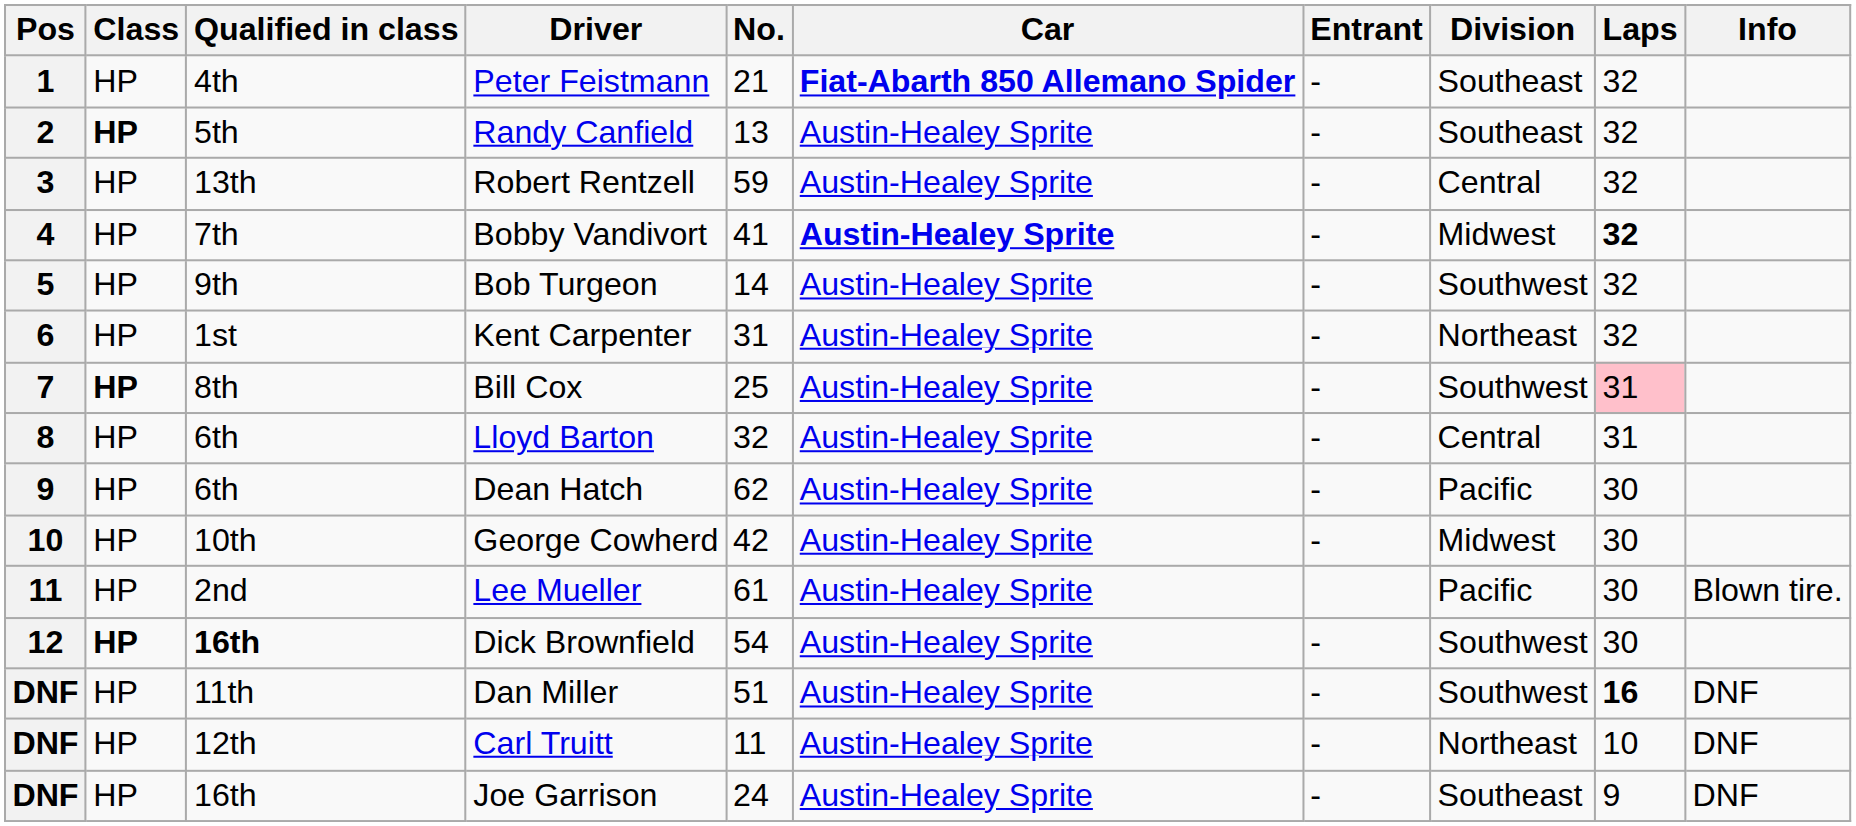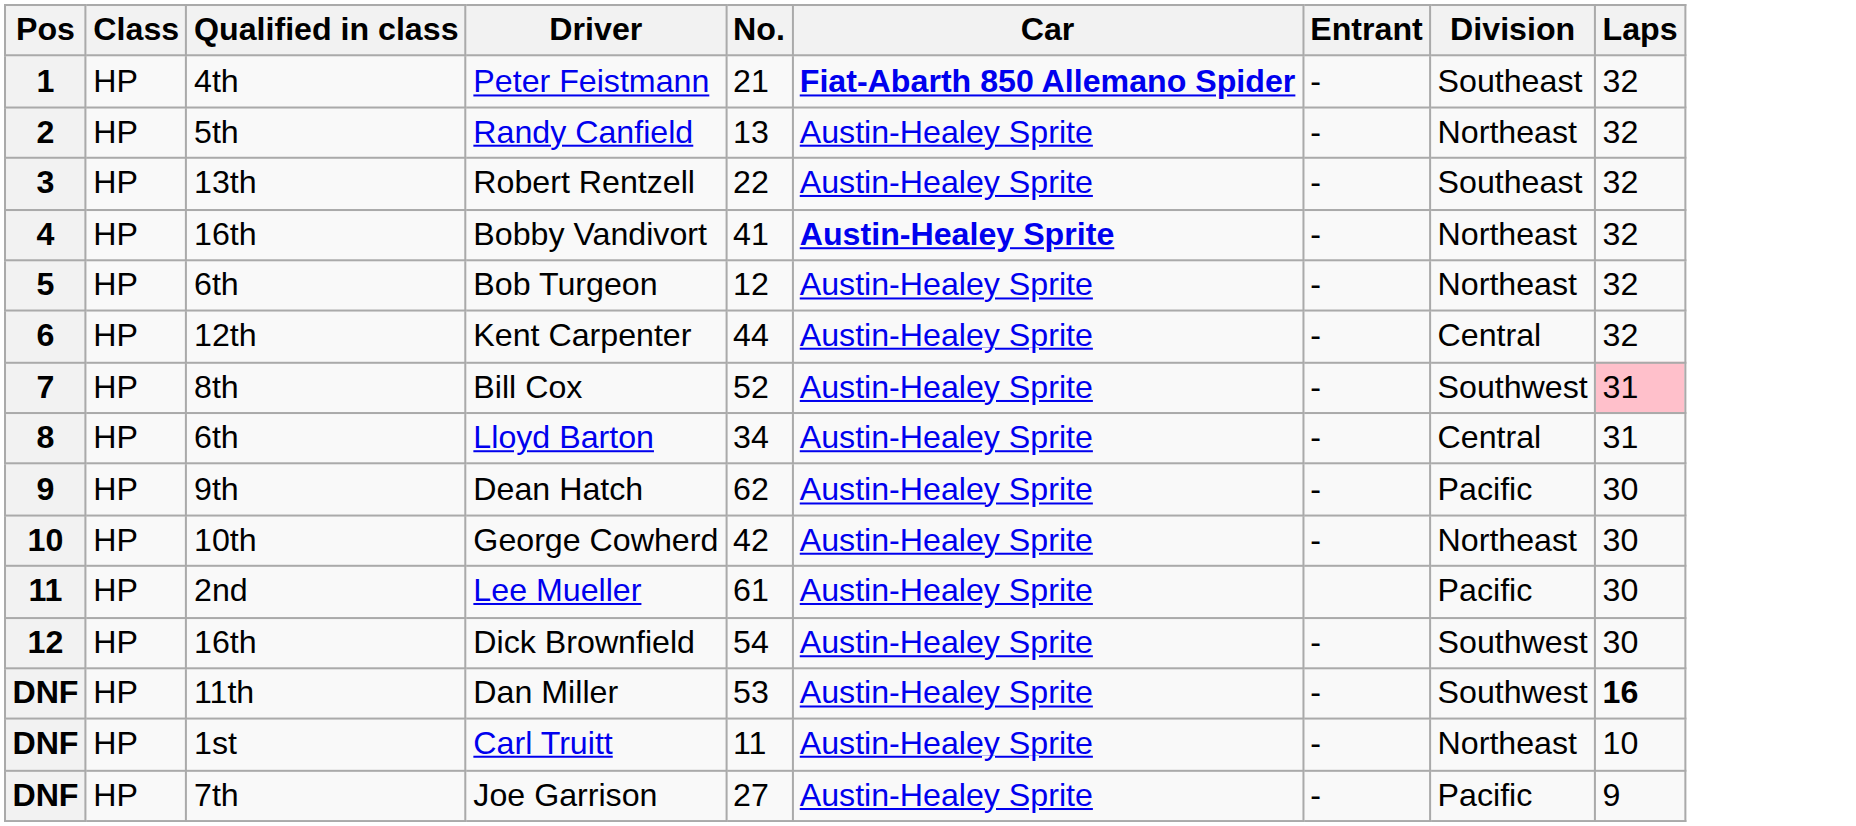- column: (1768, 30)
(116, 132) bold -> (116, 132) normal
(1510, 132) Southeast -> (1507, 132) Northeast
(751, 183) 59 -> (751, 183) 22
(1489, 183) Central -> (1510, 183) Southeast
(216, 234) 7th -> (225, 234) 16th
(1497, 234) Midwest -> (1507, 234) Northeast
(1620, 234) bold -> (1620, 234) normal
(216, 285) 9th -> (216, 285) 6th
(751, 285) 14 -> (751, 285) 12
(1513, 285) Southwest -> (1507, 285) Northeast
(215, 336) 1st -> (225, 336) 12th
(751, 336) 31 -> (751, 336) 44
(1507, 336) Northeast -> (1489, 336) Central
(116, 387) bold -> (116, 387) normal
(751, 387) 25 -> (751, 387) 52
(751, 438) 32 -> (751, 438) 34
(216, 489) 6th -> (216, 489) 9th
(1497, 540) Midwest -> (1507, 540) Northeast
(116, 642) bold -> (116, 642) normal
(227, 642) bold -> (225, 642) normal
(751, 693) 51 -> (751, 693) 53
(225, 744) 12th -> (215, 744) 1st
(225, 795) 16th -> (216, 795) 7th
(751, 795) 24 -> (751, 795) 27
(1510, 795) Southeast -> (1485, 795) Pacific
